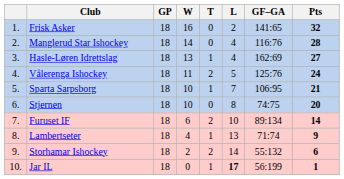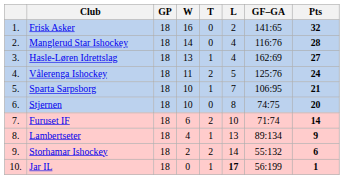(268, 120) 89:134 -> (268, 120) 71:74
(268, 136) 71:74 -> (268, 136) 89:134
